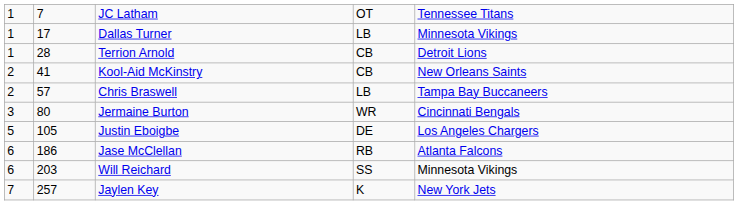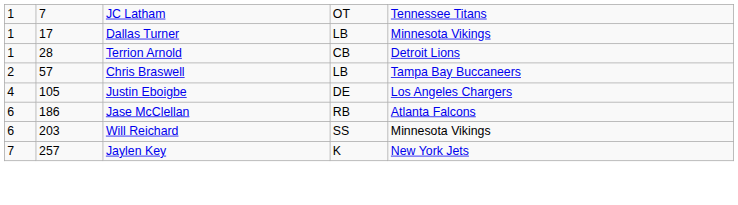- row: (150, 72)
- row: (143, 111)
(11, 131) 5 -> (11, 92) 4
